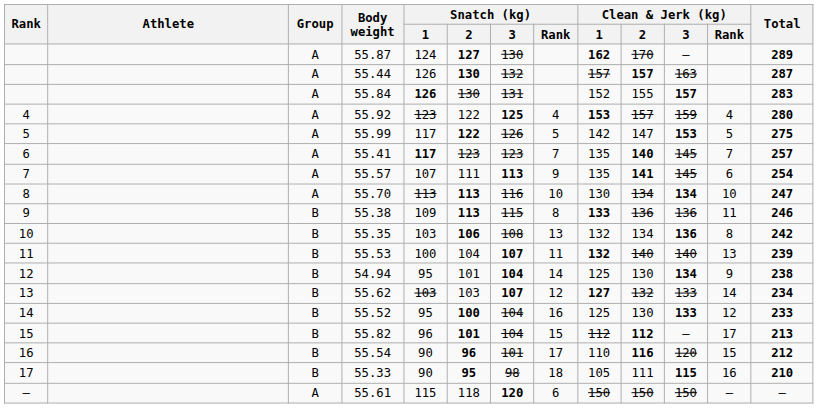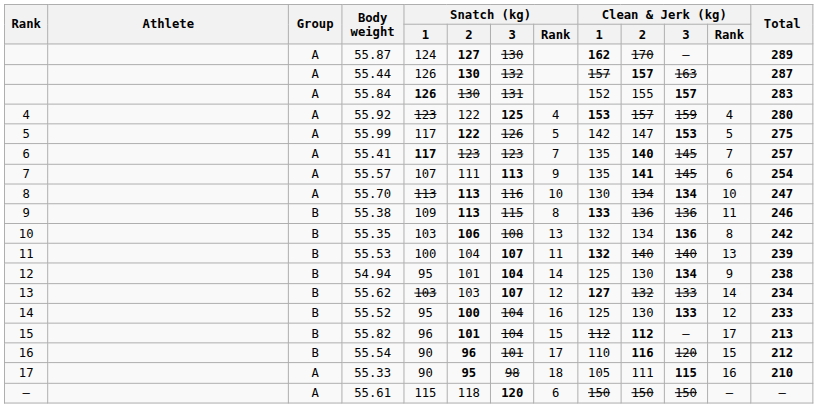(315, 373) B -> (315, 373) A
